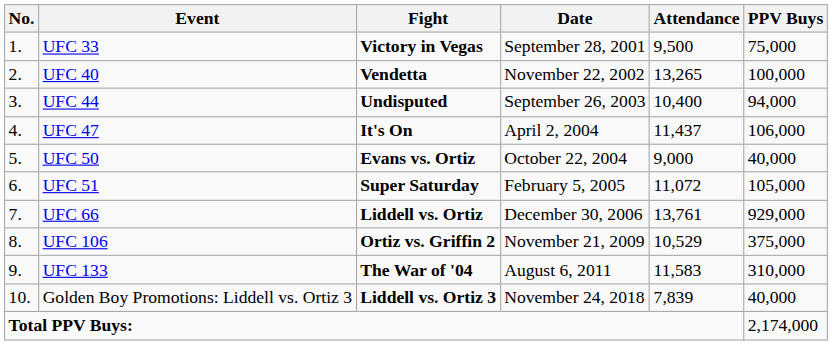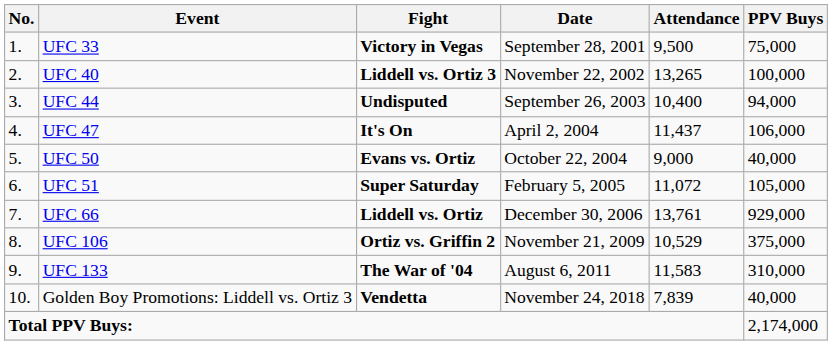(394, 74) Vendetta -> (428, 74) Liddell vs. Ortiz 3
(428, 297) Liddell vs. Ortiz 3 -> (394, 297) Vendetta
